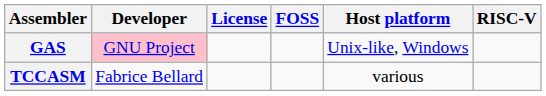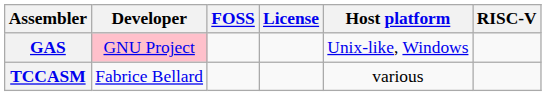columns swapped: (297, 18) <-> (239, 18)
